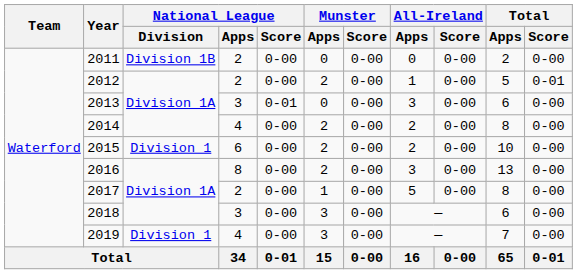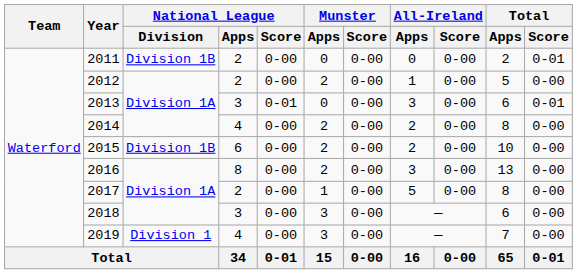(549, 60) 0-00 -> (549, 60) 0-01
(549, 82) 0-01 -> (549, 82) 0-00
(549, 104) 0-00 -> (549, 104) 0-01
(171, 148) Division 1 -> (171, 148) Division 1B
